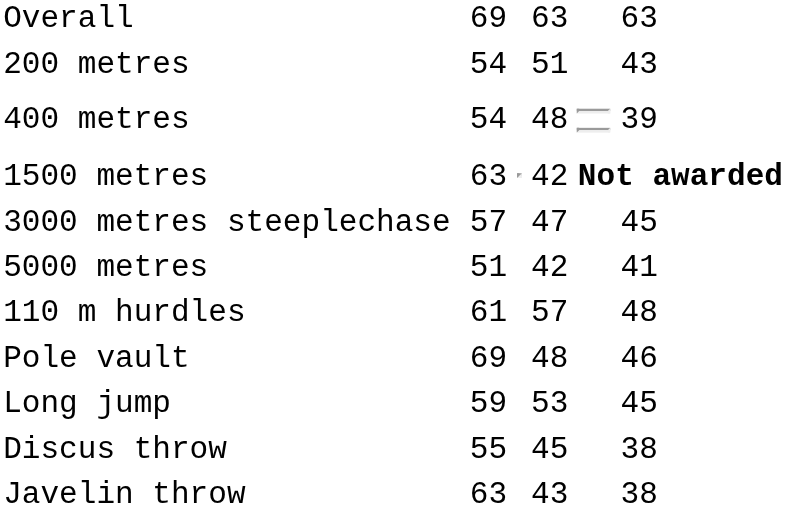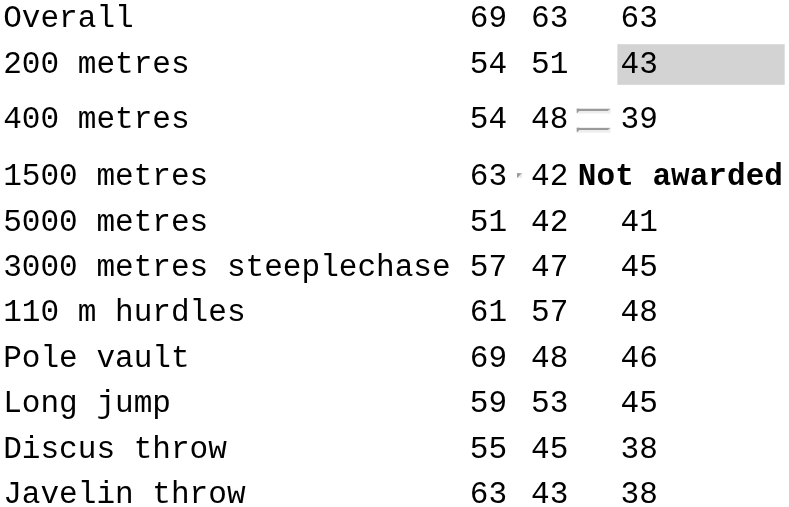(639, 65) no background -> (639, 65) lightgrey background
rows swapped: (106, 266) <-> (227, 221)
